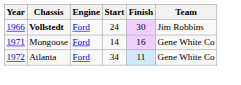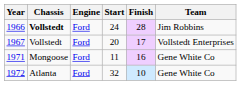(141, 27) 30 -> (141, 27) 28
+ row: (16, 42)
(114, 42) 14 -> (114, 58) 11
(114, 58) 34 -> (114, 73) 32
(141, 58) 11 -> (141, 73) 10
